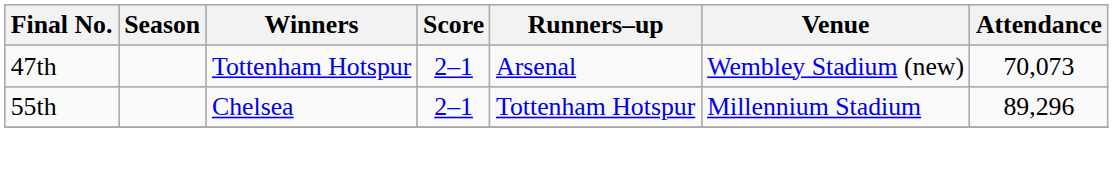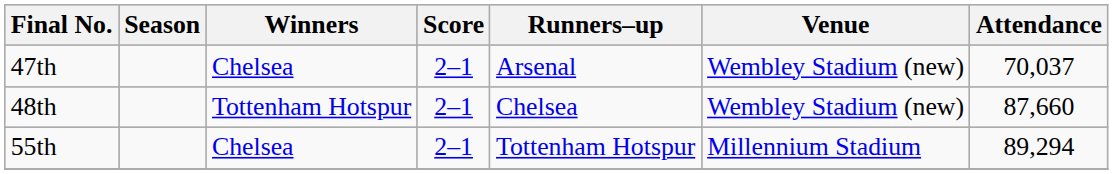(312, 65) Tottenham Hotspur -> (253, 65) Chelsea
(1039, 65) 70,073 -> (1039, 65) 70,037
+ row: (34, 106)
(1039, 106) 89,296 -> (1039, 147) 89,294
